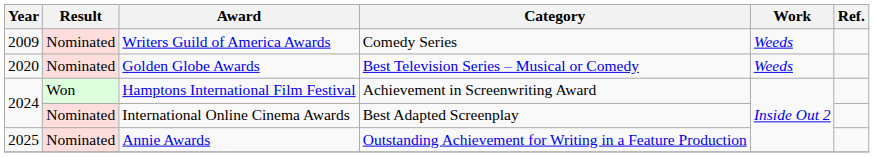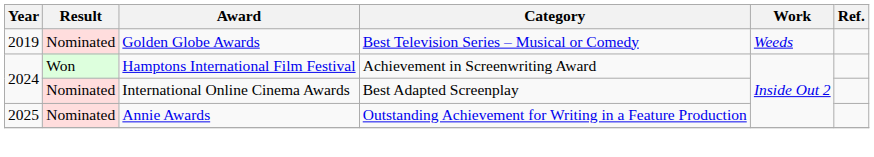- row: (227, 41)
(24, 66) 2020 -> (24, 41) 2019
